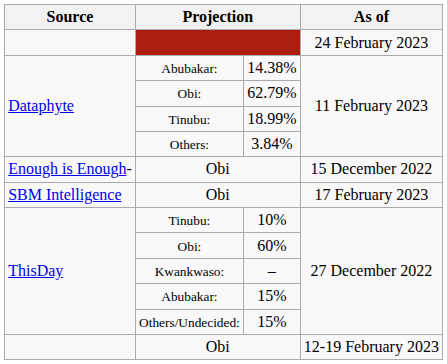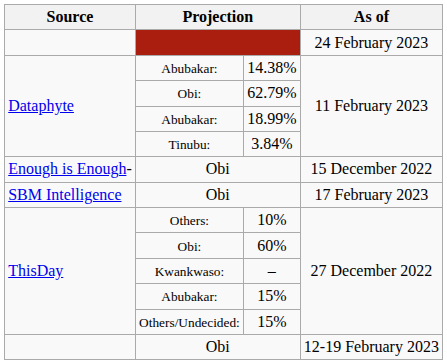(189, 119) Tinubu: -> (189, 119) Abubakar:
(189, 145) Others: -> (189, 145) Tinubu:
(189, 221) Tinubu: -> (189, 221) Others:
